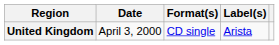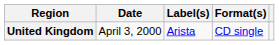columns swapped: (192, 13) <-> (245, 13)
